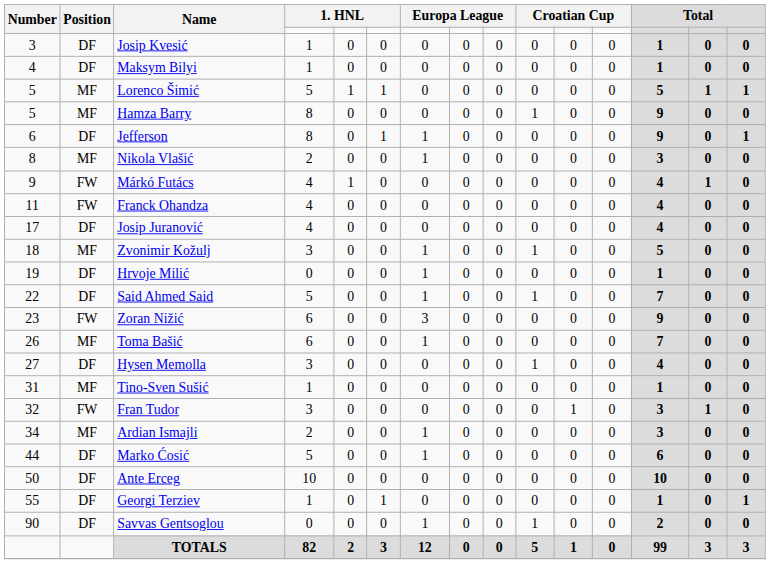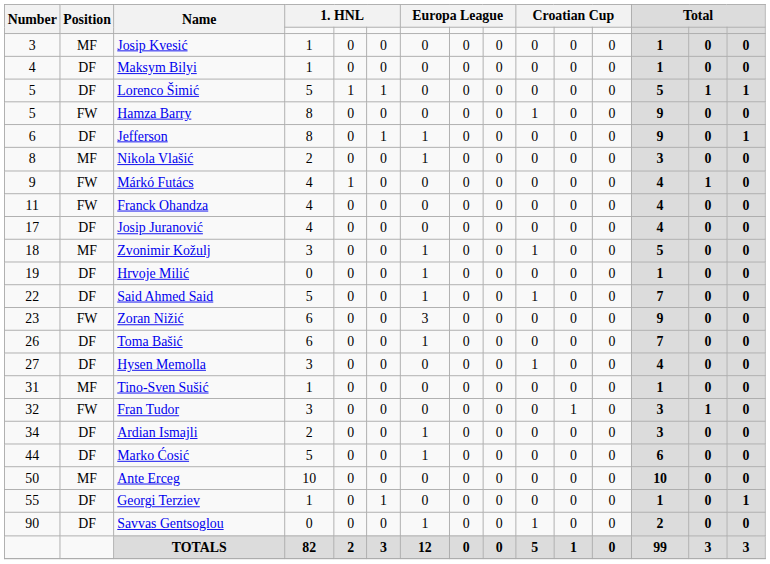(87, 45) DF -> (87, 45) MF
(87, 90) MF -> (87, 90) DF
(87, 113) MF -> (87, 113) FW
(87, 341) MF -> (87, 341) DF
(87, 433) MF -> (87, 433) DF
(87, 478) DF -> (87, 478) MF
